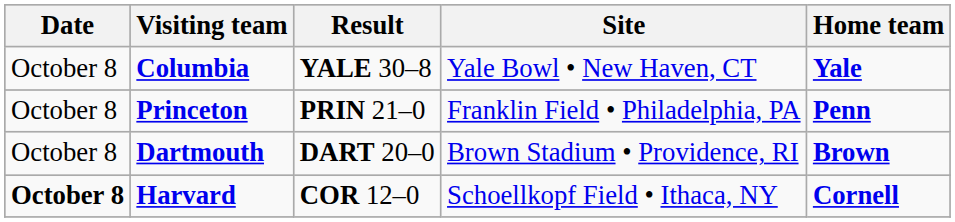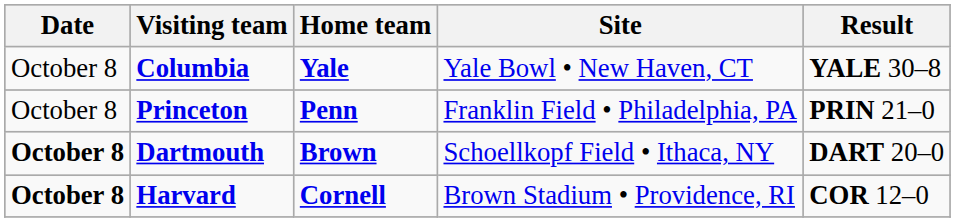columns swapped: (879, 25) <-> (367, 25)
(64, 152) normal -> (68, 152) bold
(623, 152) Brown Stadium • Providence, RI -> (609, 152) Schoellkopf Field • Ithaca, NY
(612, 195) Schoellkopf Field • Ithaca, NY -> (619, 195) Brown Stadium • Providence, RI
